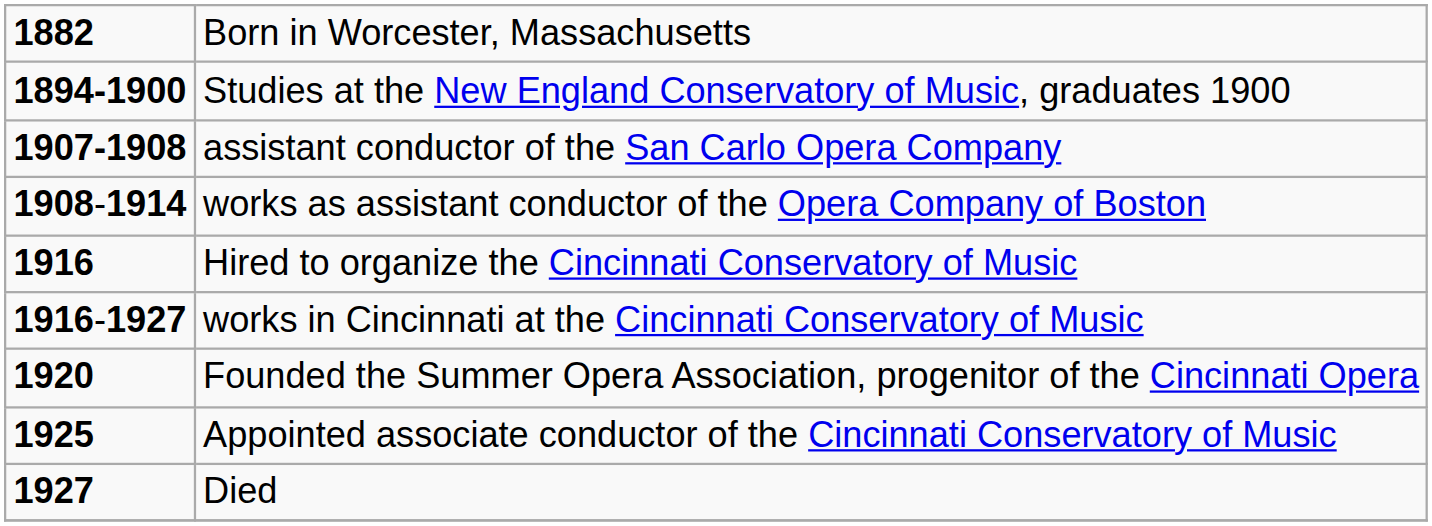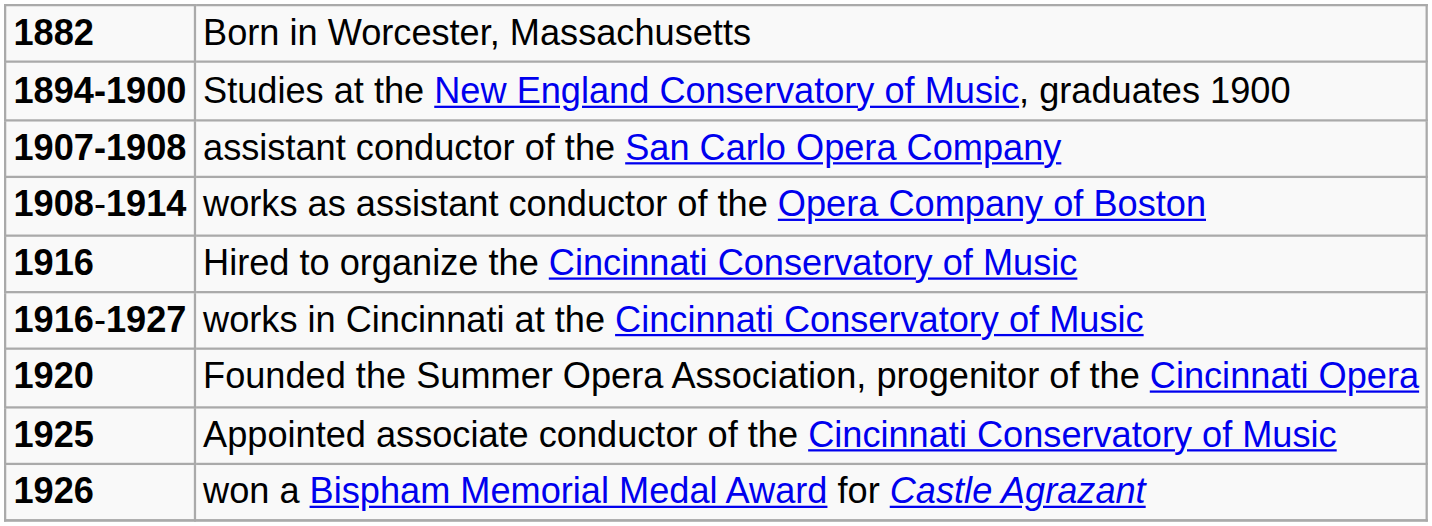+ row: (674, 491)
- row: (240, 491)
